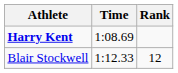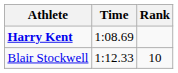(155, 58) 12 -> (155, 58) 10
